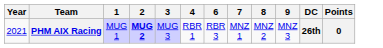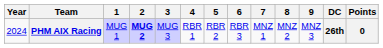+ column: (216, 11)
(17, 30) 2021 -> (17, 30) 2024
